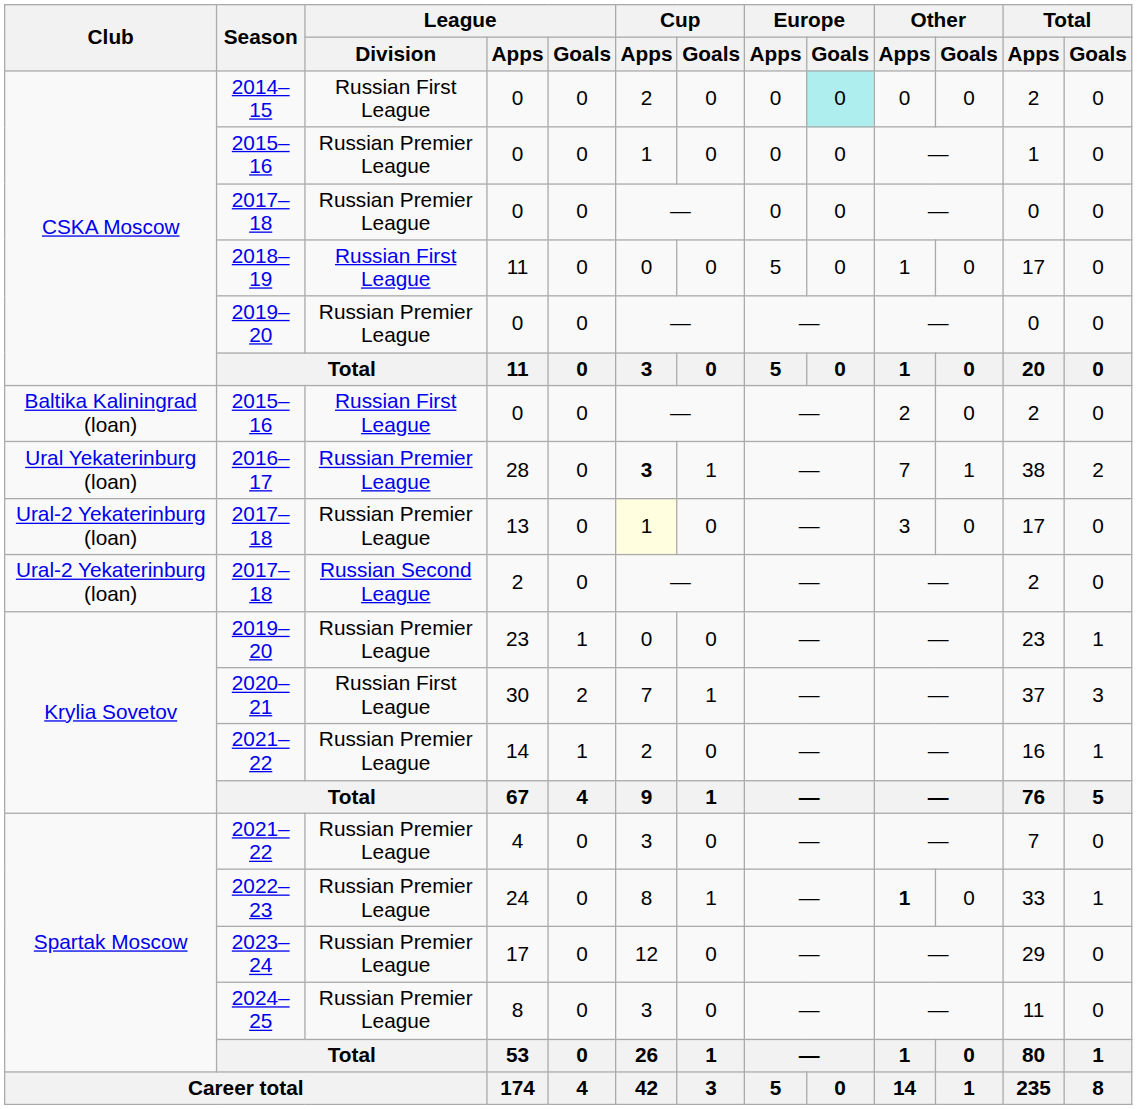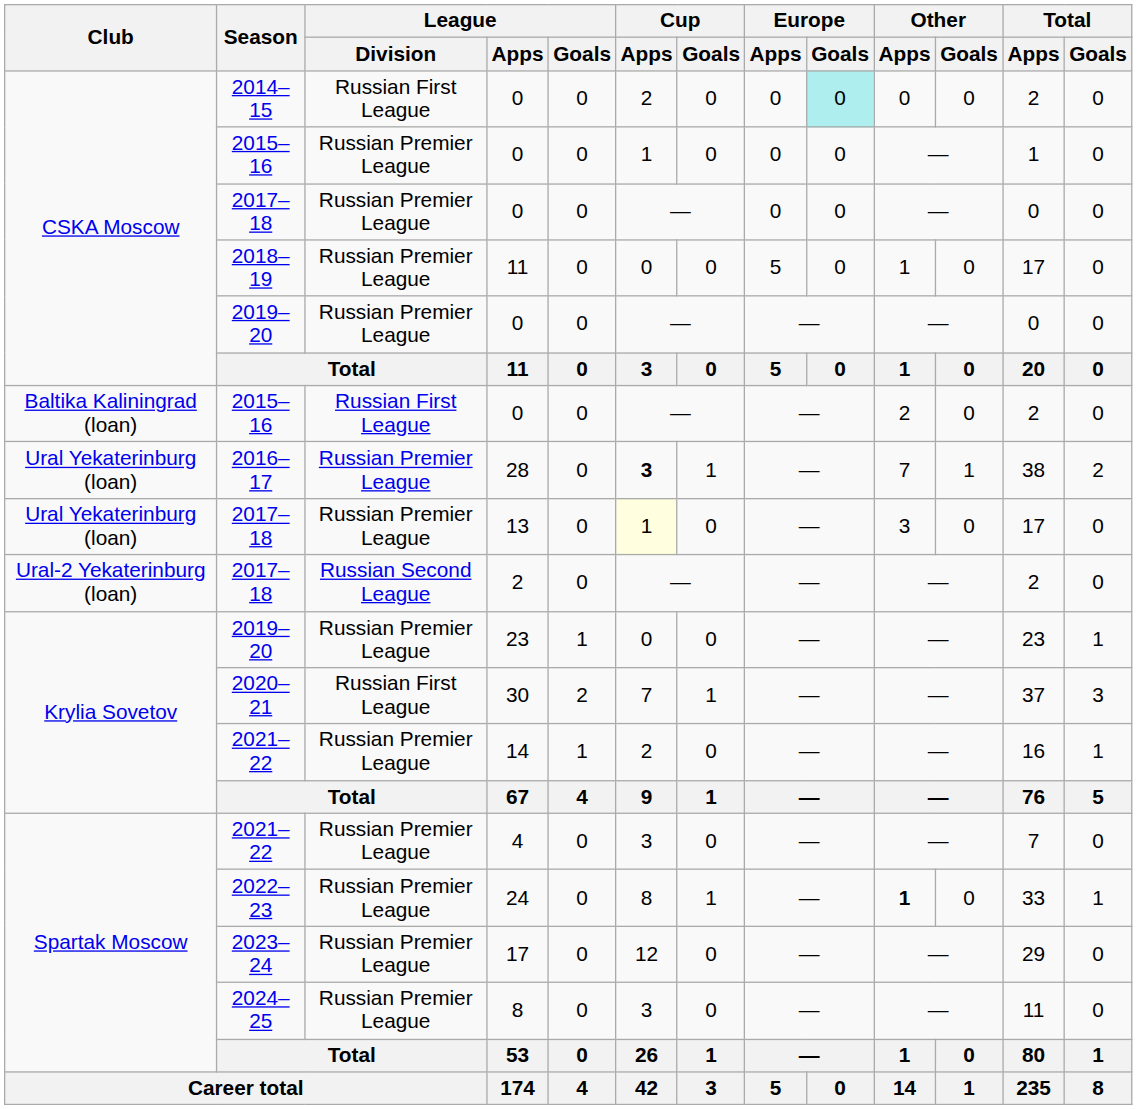(396, 267) Russian First League -> (396, 267) Russian Premier League
(111, 526) Ural-2 Yekaterinburg (loan) -> (111, 526) Ural Yekaterinburg (loan)
